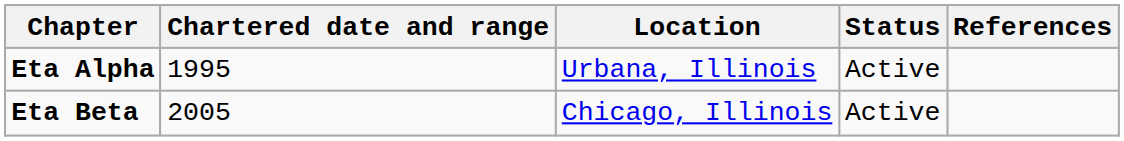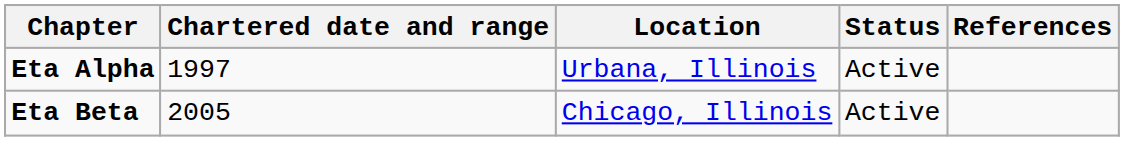(199, 70) 1995 -> (199, 70) 1997
